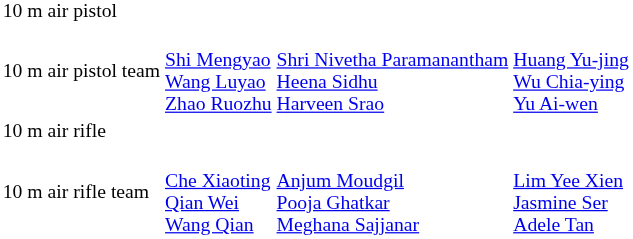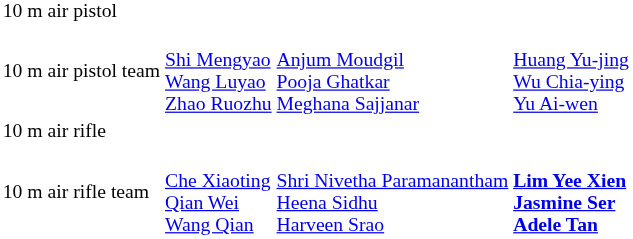(392, 81) Shri Nivetha Paramanantham Heena Sidhu Harveen Srao -> (348, 81) Anjum Moudgil Pooja Ghatkar Meghana Sajjanar
(348, 202) Anjum Moudgil Pooja Ghatkar Meghana Sajjanar -> (392, 202) Shri Nivetha Paramanantham Heena Sidhu Harveen Srao
(568, 202) normal -> (570, 202) bold
